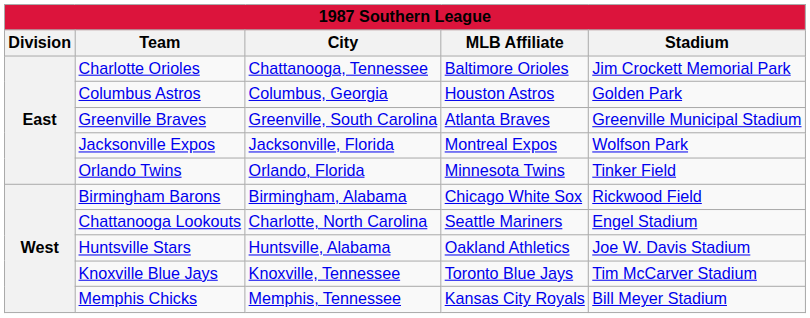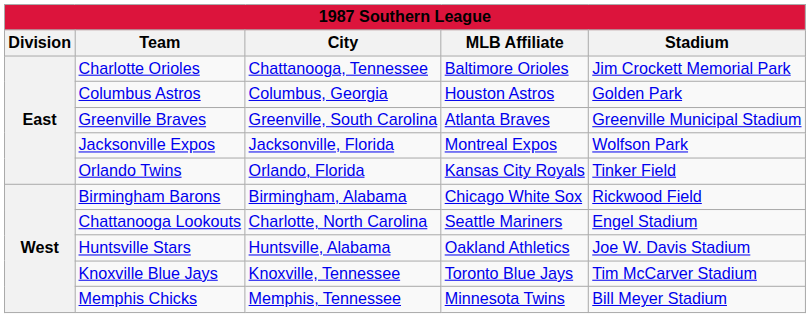(505, 171) Minnesota Twins -> (515, 171) Kansas City Royals
(515, 299) Kansas City Royals -> (505, 299) Minnesota Twins
